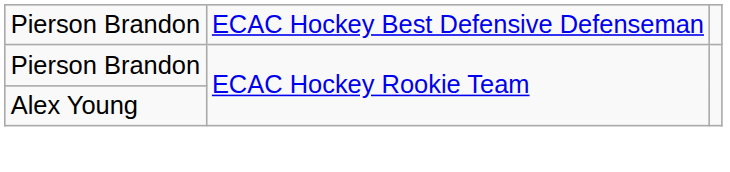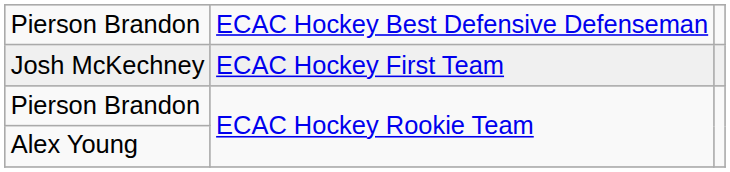+ row: (108, 65)
